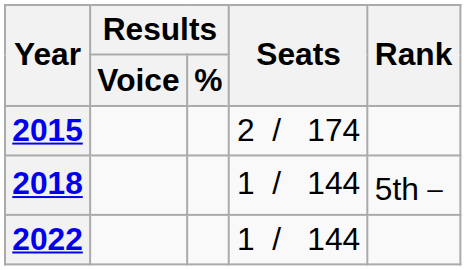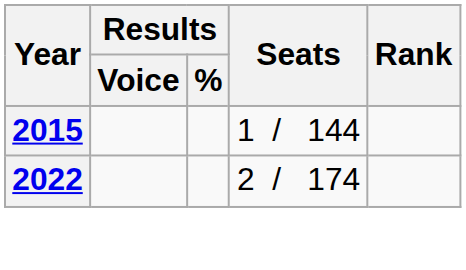(299, 130) 2 / 174 -> (299, 130) 1 / 144
- row: (48, 184)
(299, 239) 1 / 144 -> (299, 180) 2 / 174
